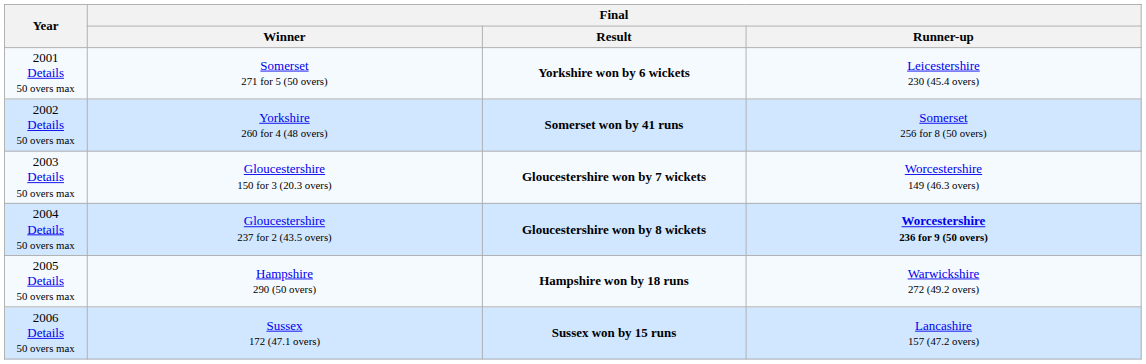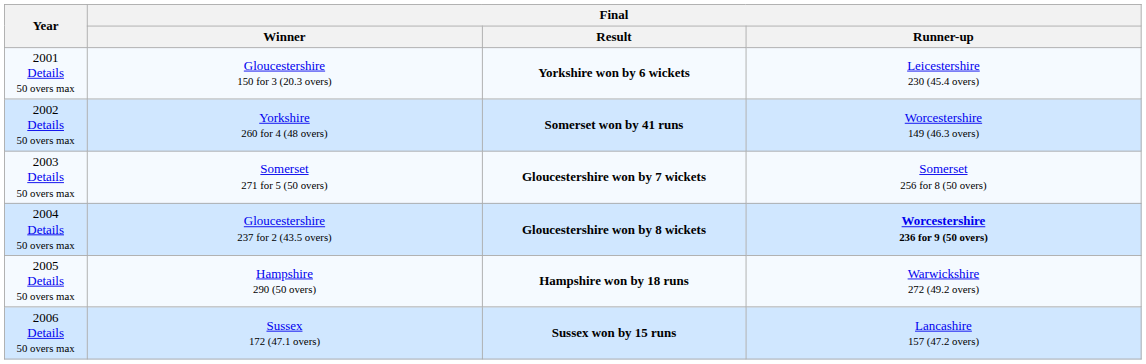(284, 73) Somerset 271 for 5 (50 overs) -> (284, 73) Gloucestershire 150 for 3 (20.3 overs)
(943, 125) Somerset 256 for 8 (50 overs) -> (943, 125) Worcestershire 149 (46.3 overs)
(284, 177) Gloucestershire 150 for 3 (20.3 overs) -> (284, 177) Somerset 271 for 5 (50 overs)
(943, 177) Worcestershire 149 (46.3 overs) -> (943, 177) Somerset 256 for 8 (50 overs)
